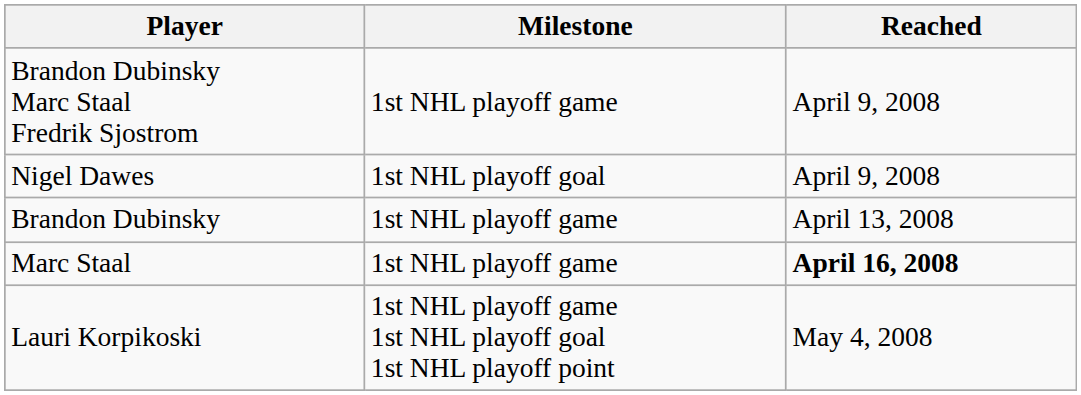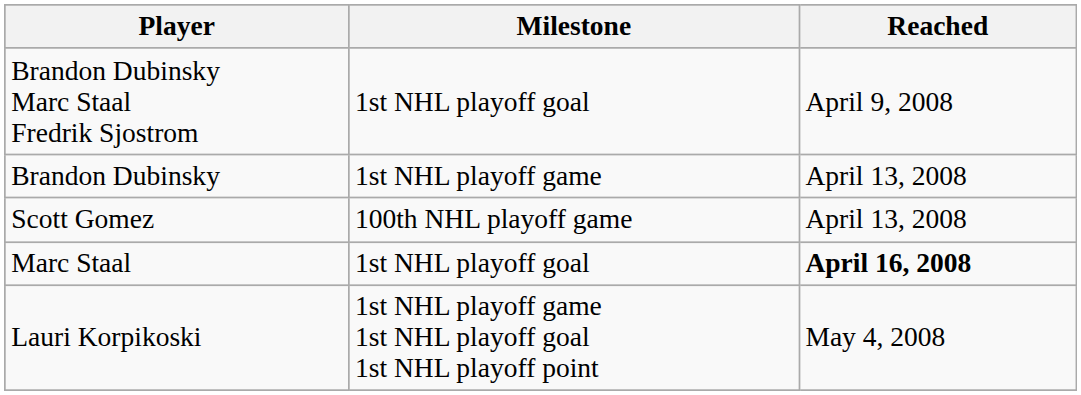(494, 100) 1st NHL playoff game -> (472, 100) 1st NHL playoff goal
- row: (83, 175)
+ row: (83, 219)
(494, 262) 1st NHL playoff game -> (472, 262) 1st NHL playoff goal
